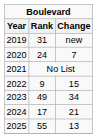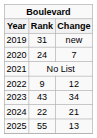(74, 84) 15 -> (74, 84) 12
(42, 98) 49 -> (42, 98) 43
(42, 112) 17 -> (42, 112) 22
